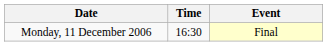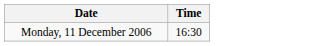- column: (266, 13)
